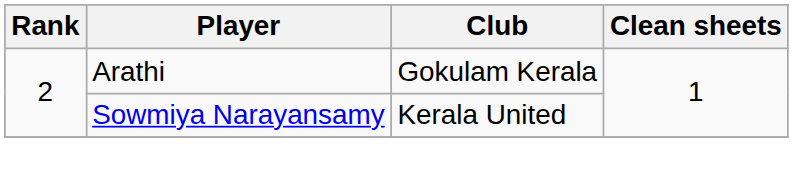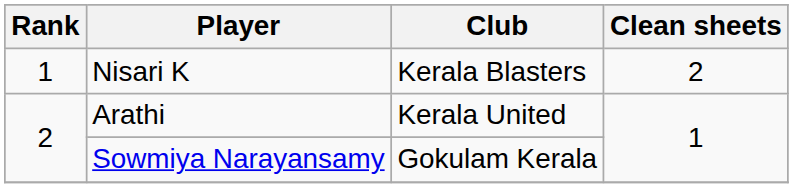+ row: (141, 70)
(497, 70) Gokulam Kerala -> (482, 114) Kerala United
(482, 114) Kerala United -> (497, 159) Gokulam Kerala
